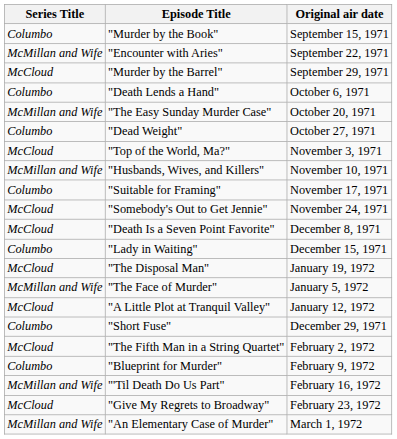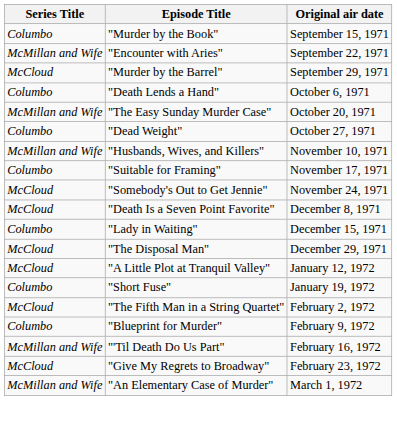- row: (169, 151)
(332, 268) January 19, 1972 -> (338, 248) December 29, 1971
- row: (162, 287)
(338, 326) December 29, 1971 -> (332, 287) January 19, 1972
